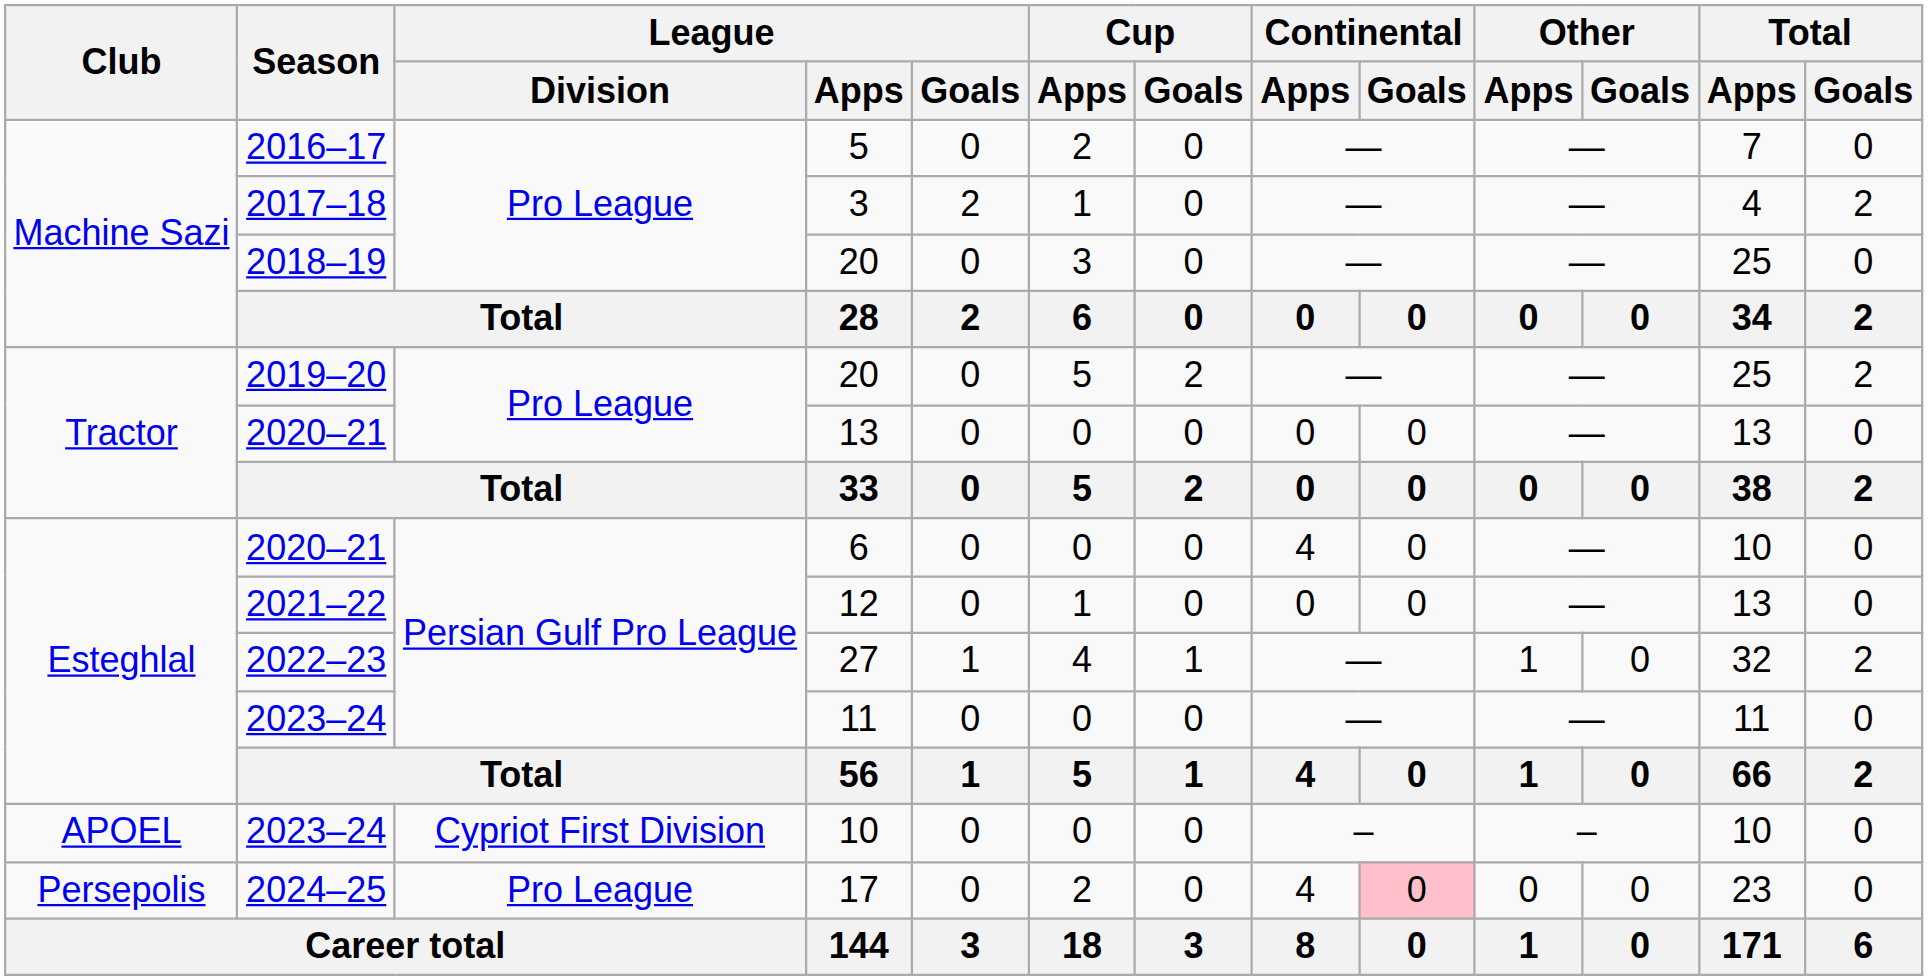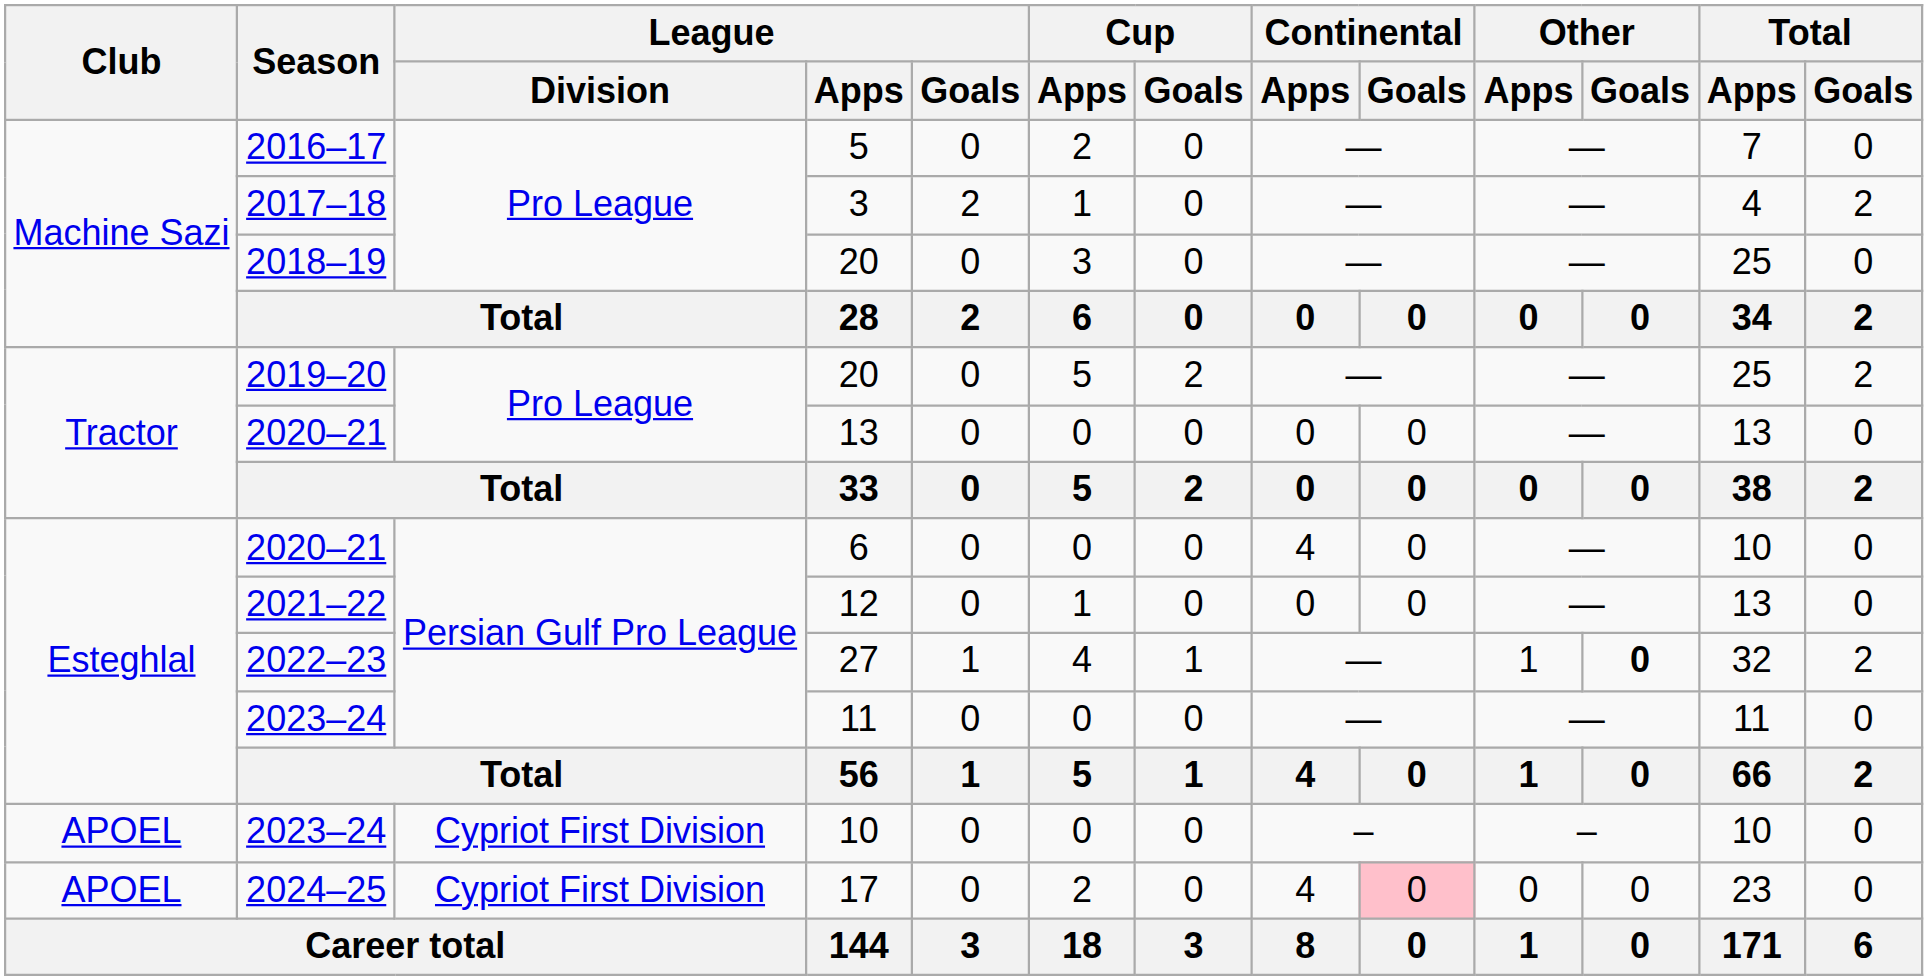(1640, 661) normal -> (1640, 661) bold
(121, 889) Persepolis -> (121, 889) APOEL
(600, 889) Pro League -> (600, 889) Cypriot First Division
